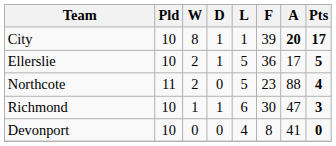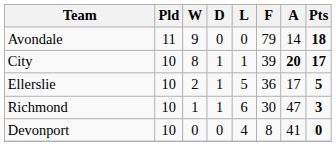+ row: (35, 38)
- row: (37, 84)
